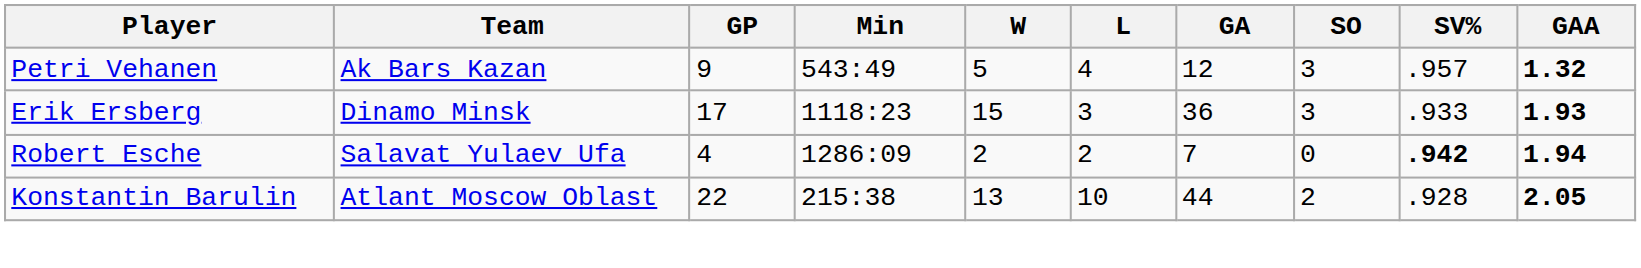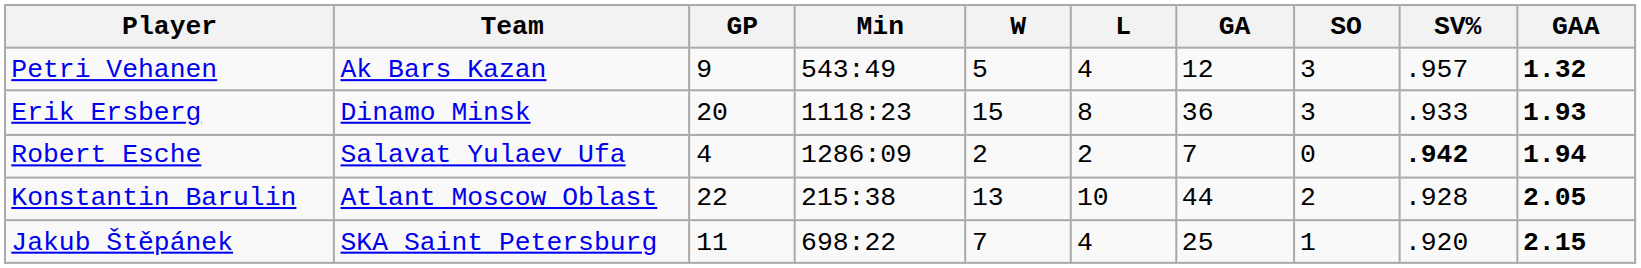(712, 113) 17 -> (712, 113) 20
(1085, 113) 3 -> (1085, 113) 8
+ row: (122, 242)
